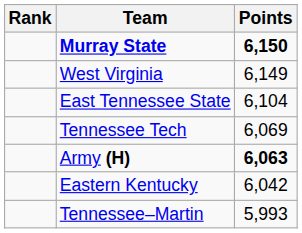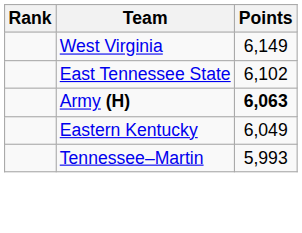- row: (113, 46)
(266, 102) 6,104 -> (266, 74) 6,102
- row: (123, 130)
(266, 185) 6,042 -> (266, 130) 6,049
